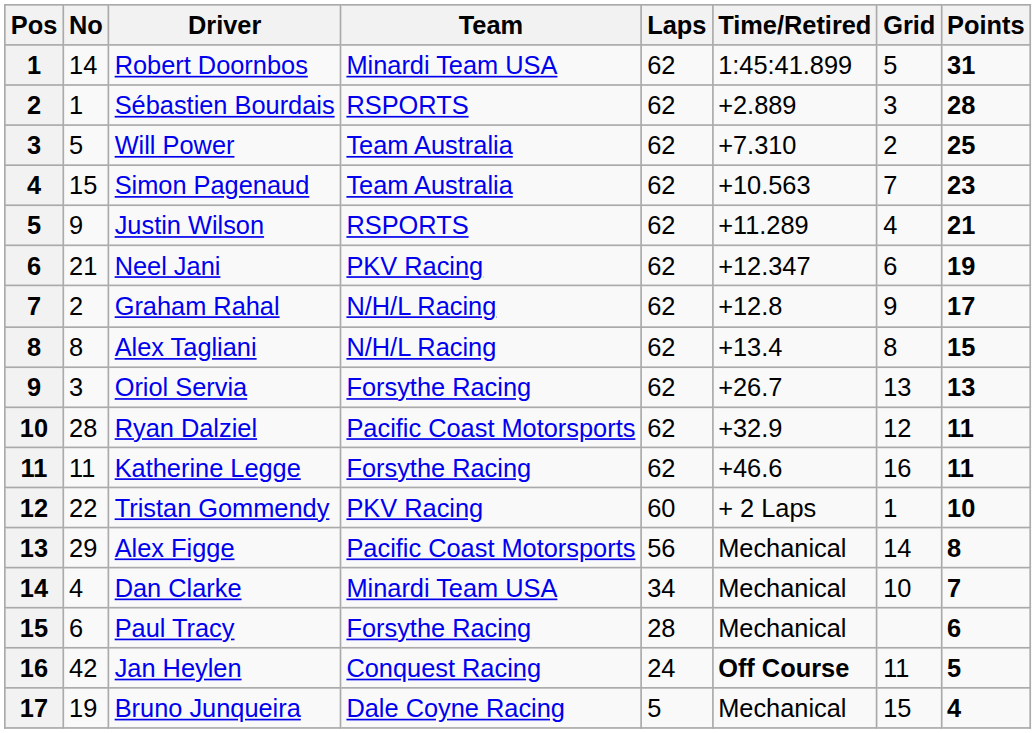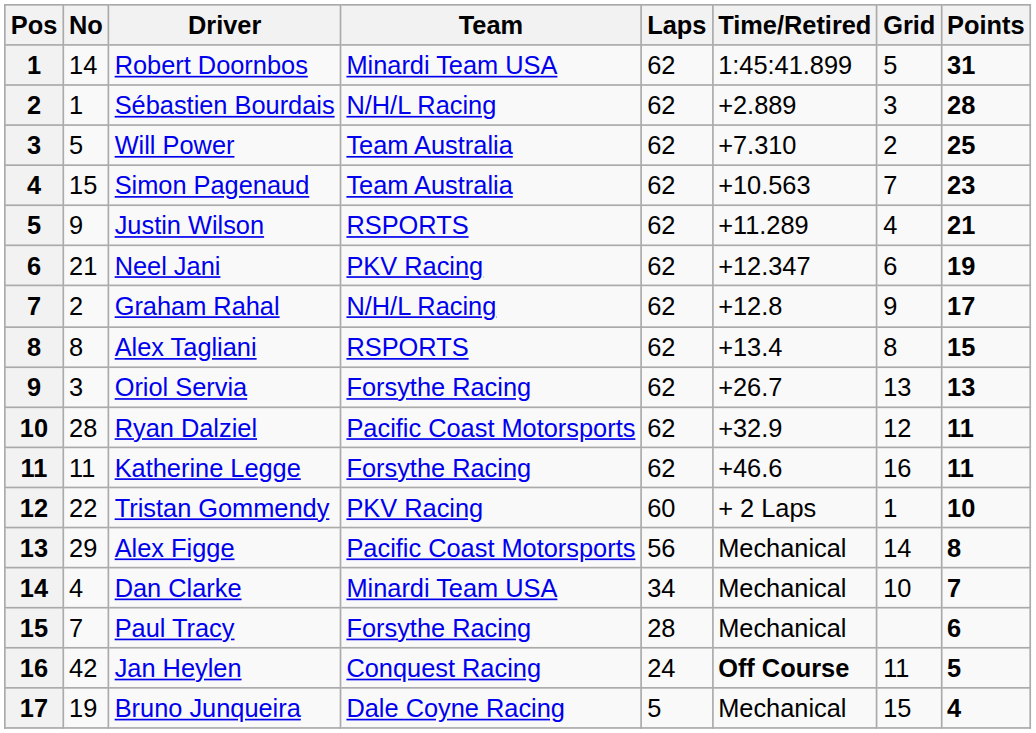(408, 105) RSPORTS -> (421, 105) N/H/L Racing
(421, 347) N/H/L Racing -> (408, 347) RSPORTS
(76, 628) 6 -> (76, 628) 7
